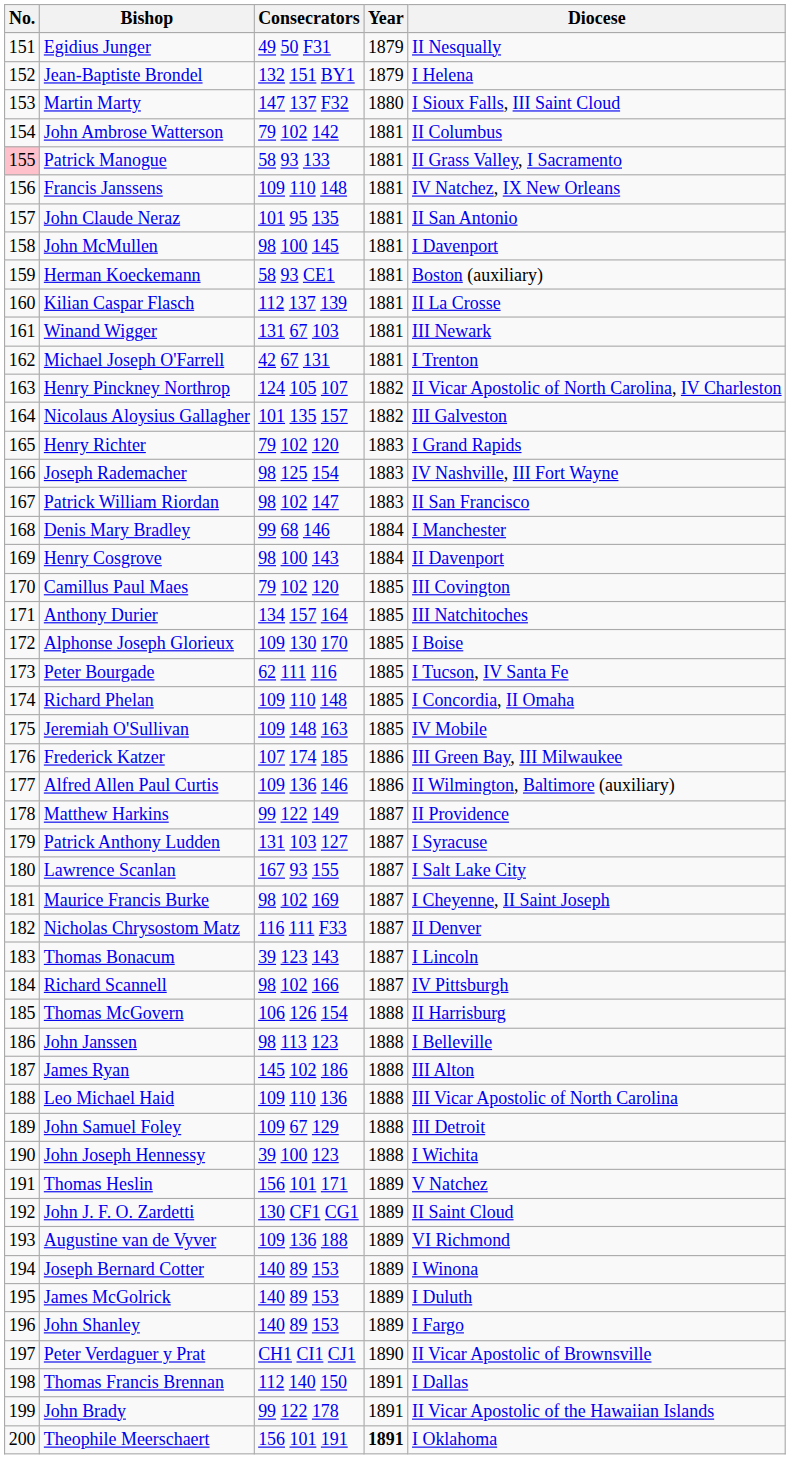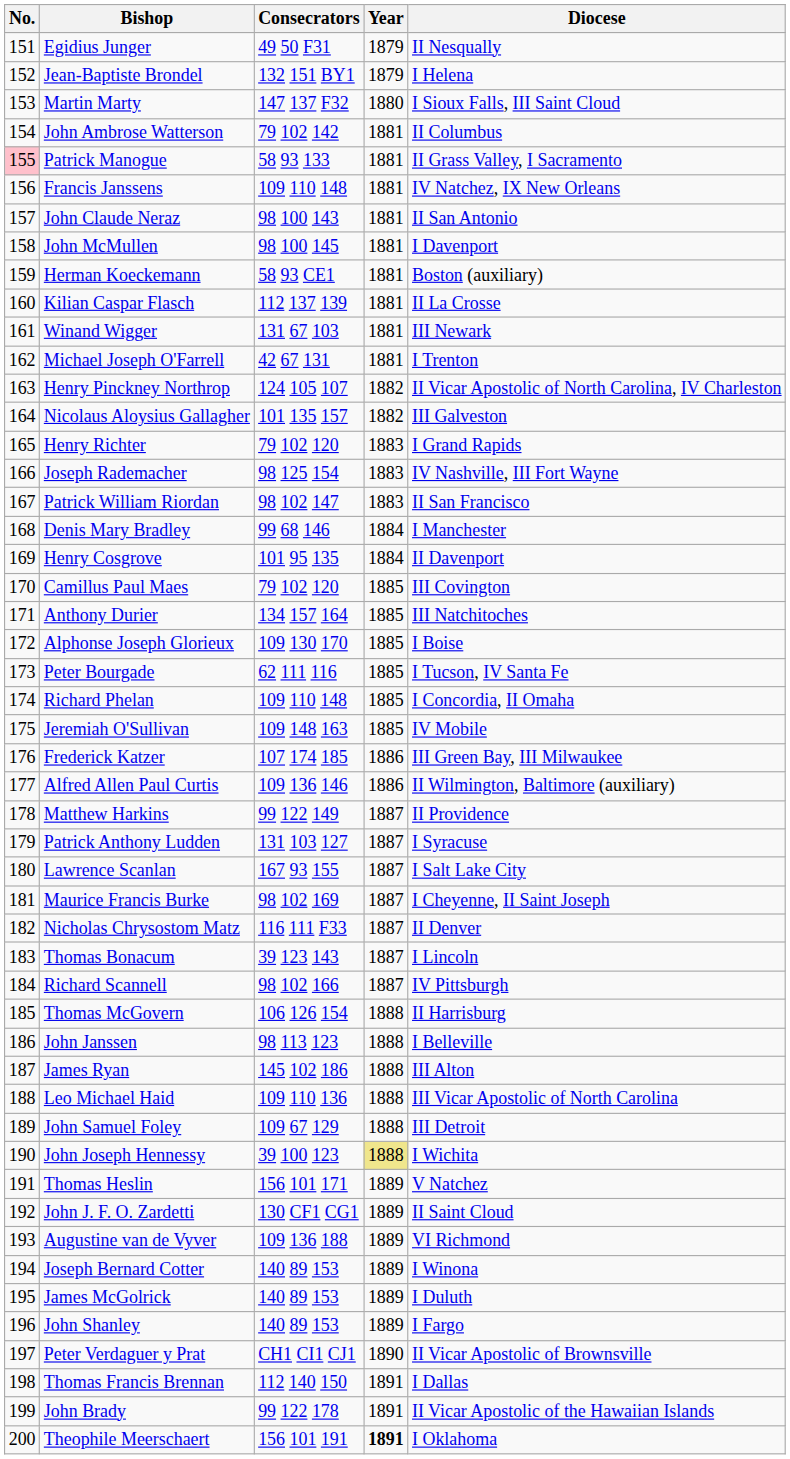(298, 217) 101 95 135 -> (298, 217) 98 100 143
(298, 558) 98 100 143 -> (298, 558) 101 95 135
(386, 1155) no background -> (386, 1155) khaki background
